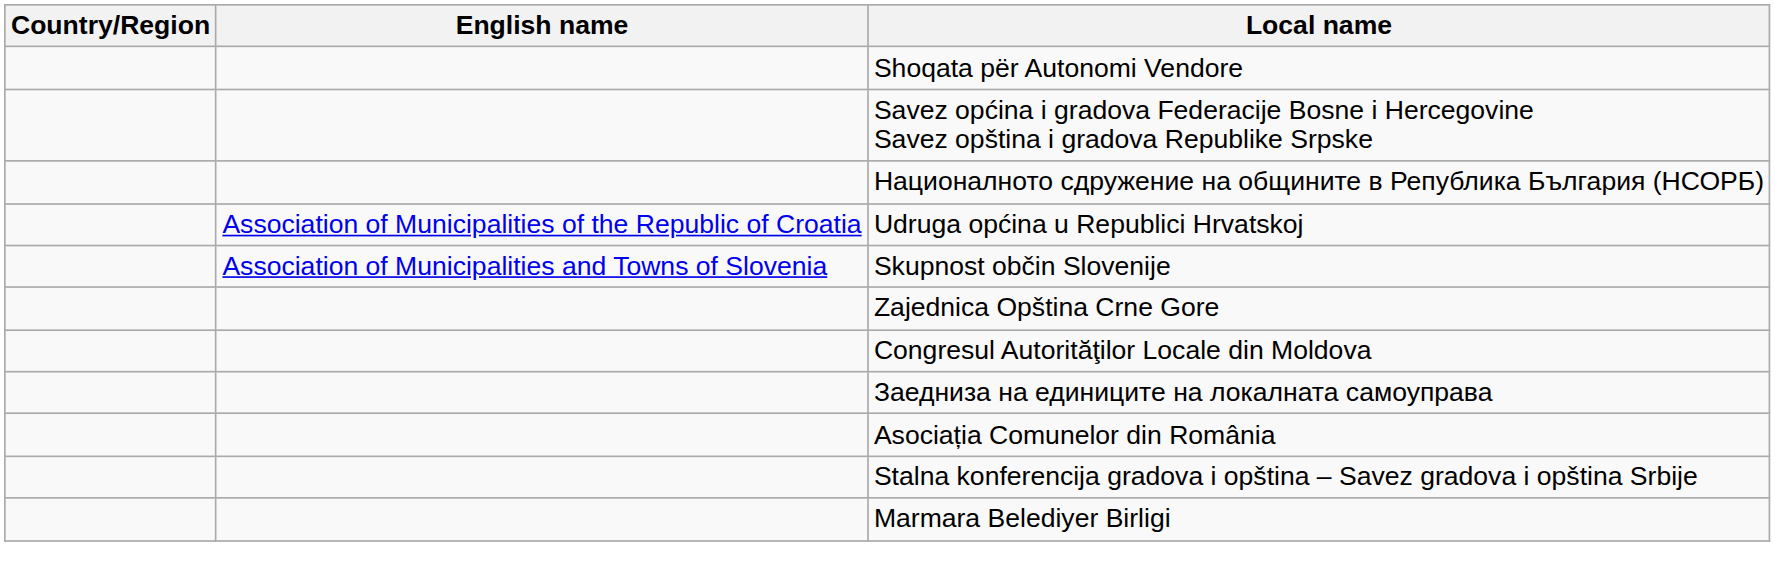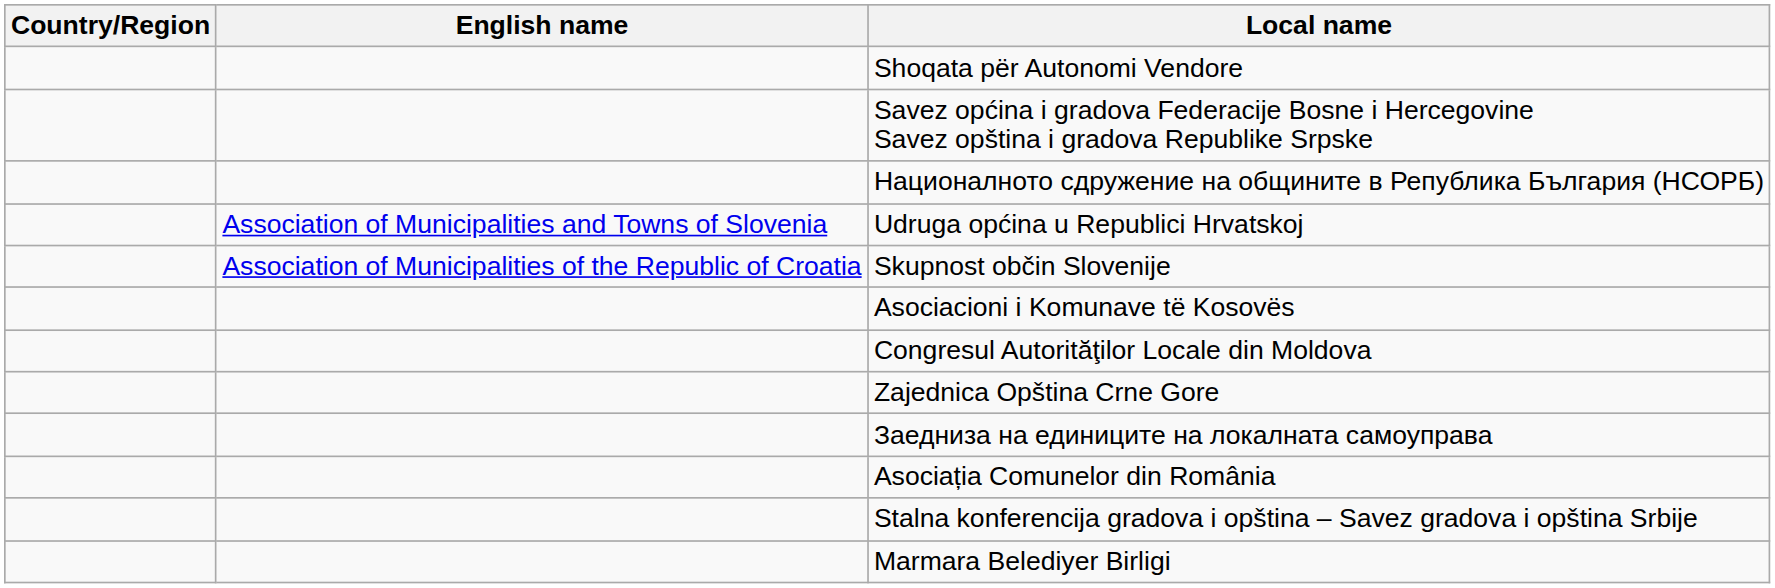(542, 223) Association of Municipalities of the Republic of Croatia -> (525, 223) Association of Municipalities and Towns of Slovenia
(525, 266) Association of Municipalities and Towns of Slovenia -> (542, 266) Association of Municipalities of the Republic of Croatia
+ row: (1084, 308)
rows swapped: (1123, 350) <-> (1047, 308)
